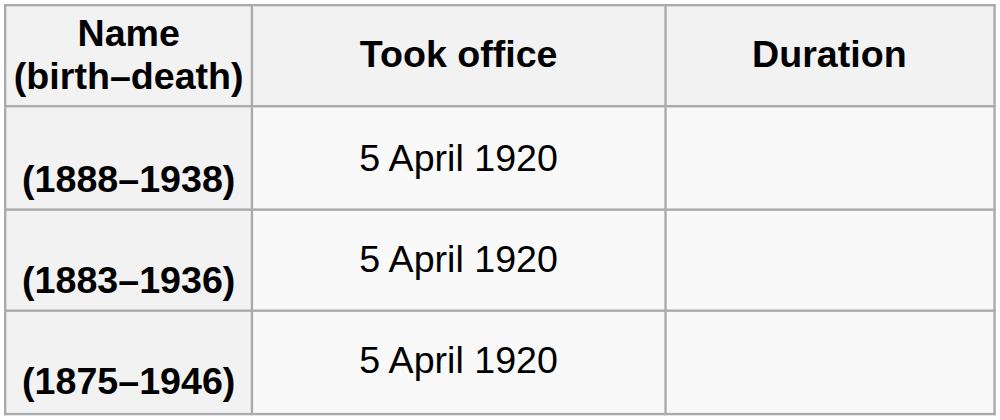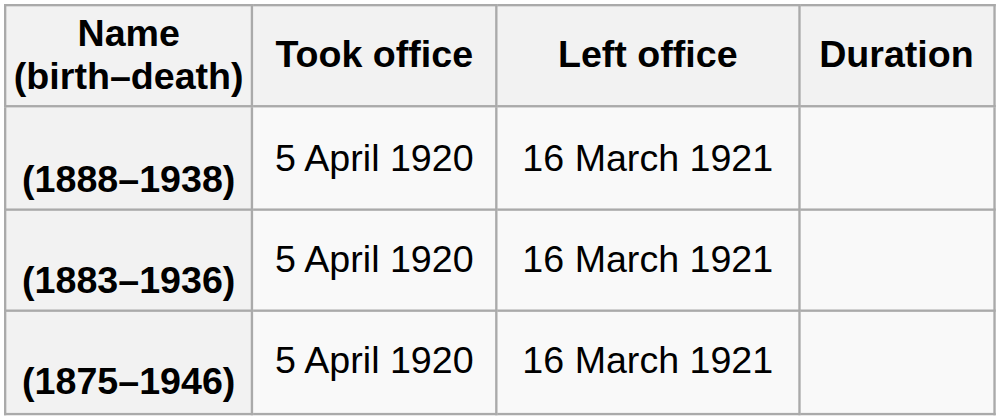+ column: (648, 55)
